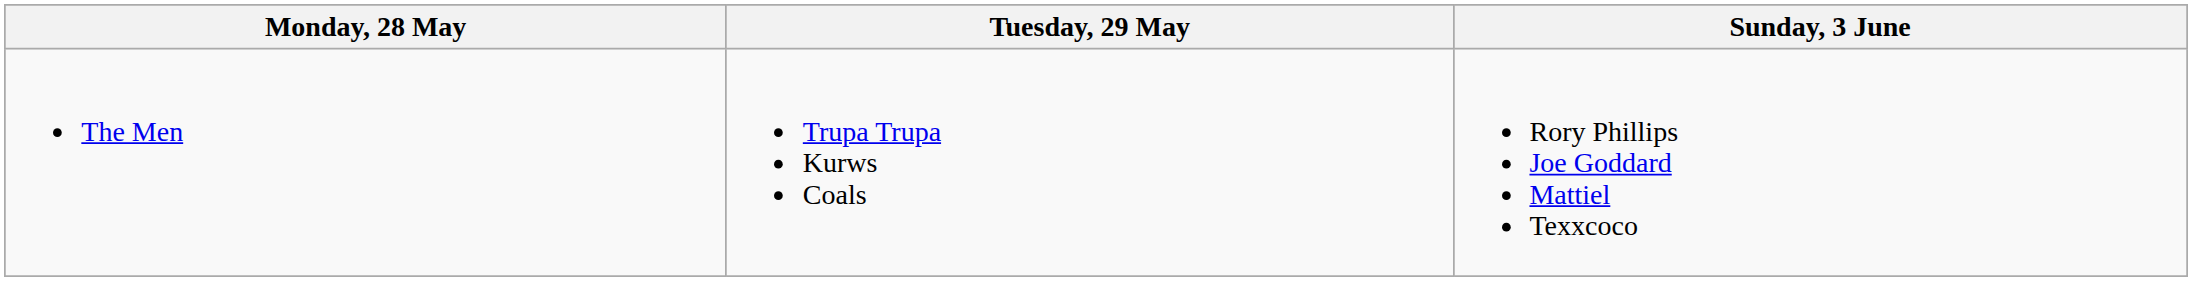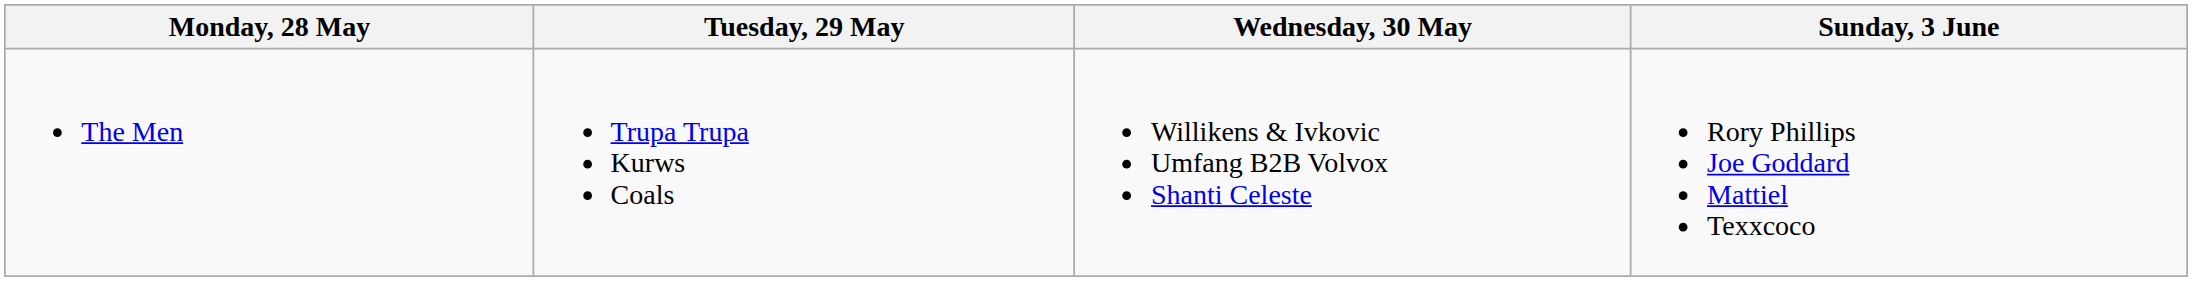+ column: (1353, 26)
